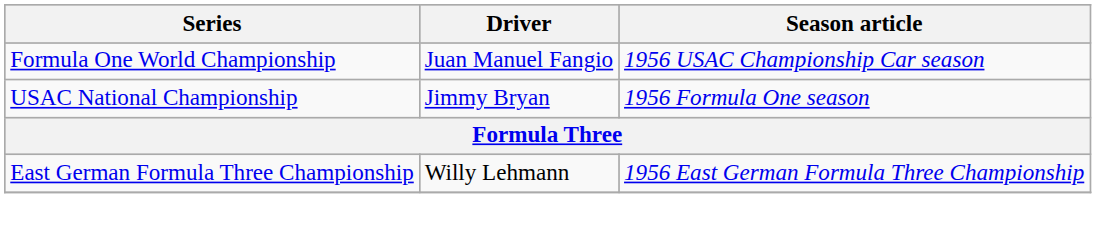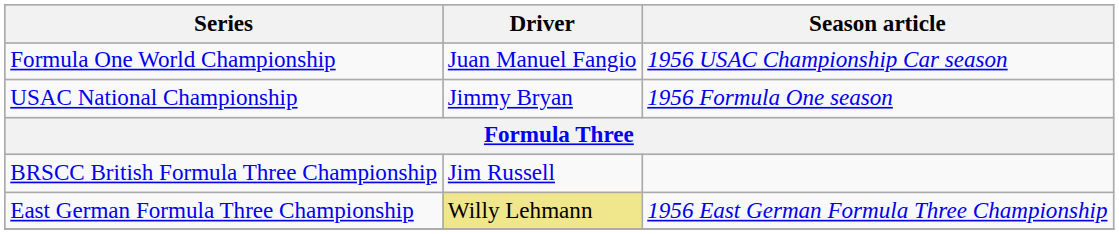+ row: (224, 172)
(497, 172) no background -> (520, 210) khaki background
